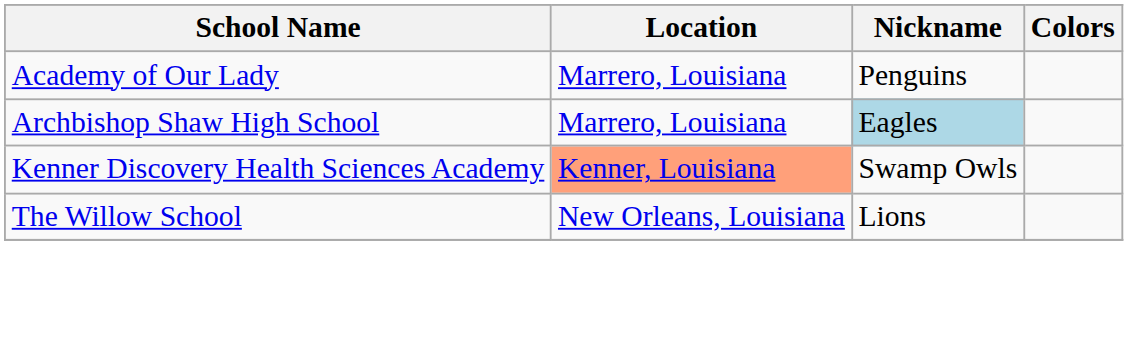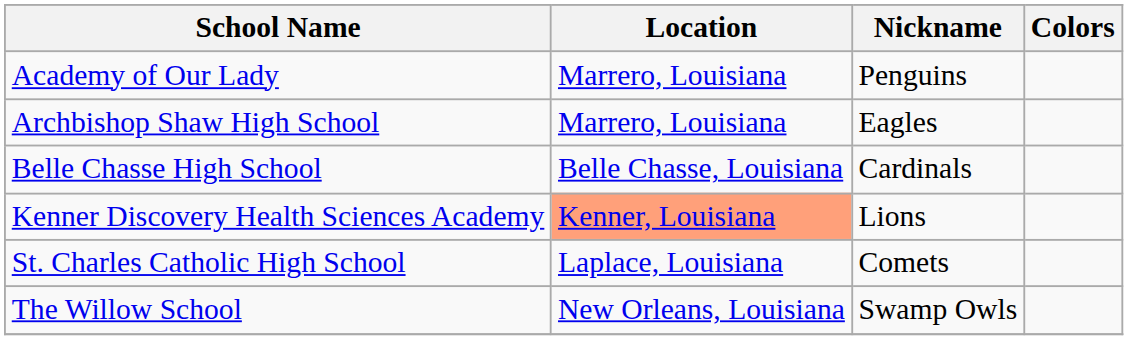(898, 121) lightblue background -> (898, 121) no background
+ row: (167, 168)
(938, 168) Swamp Owls -> (892, 215) Lions
+ row: (209, 262)
(892, 215) Lions -> (938, 309) Swamp Owls
